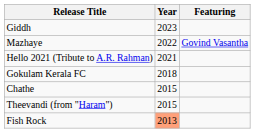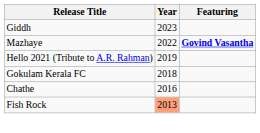(215, 43) normal -> (217, 43) bold
(167, 58) 2021 -> (167, 58) 2019
(167, 89) 2015 -> (167, 89) 2016
- row: (60, 105)
